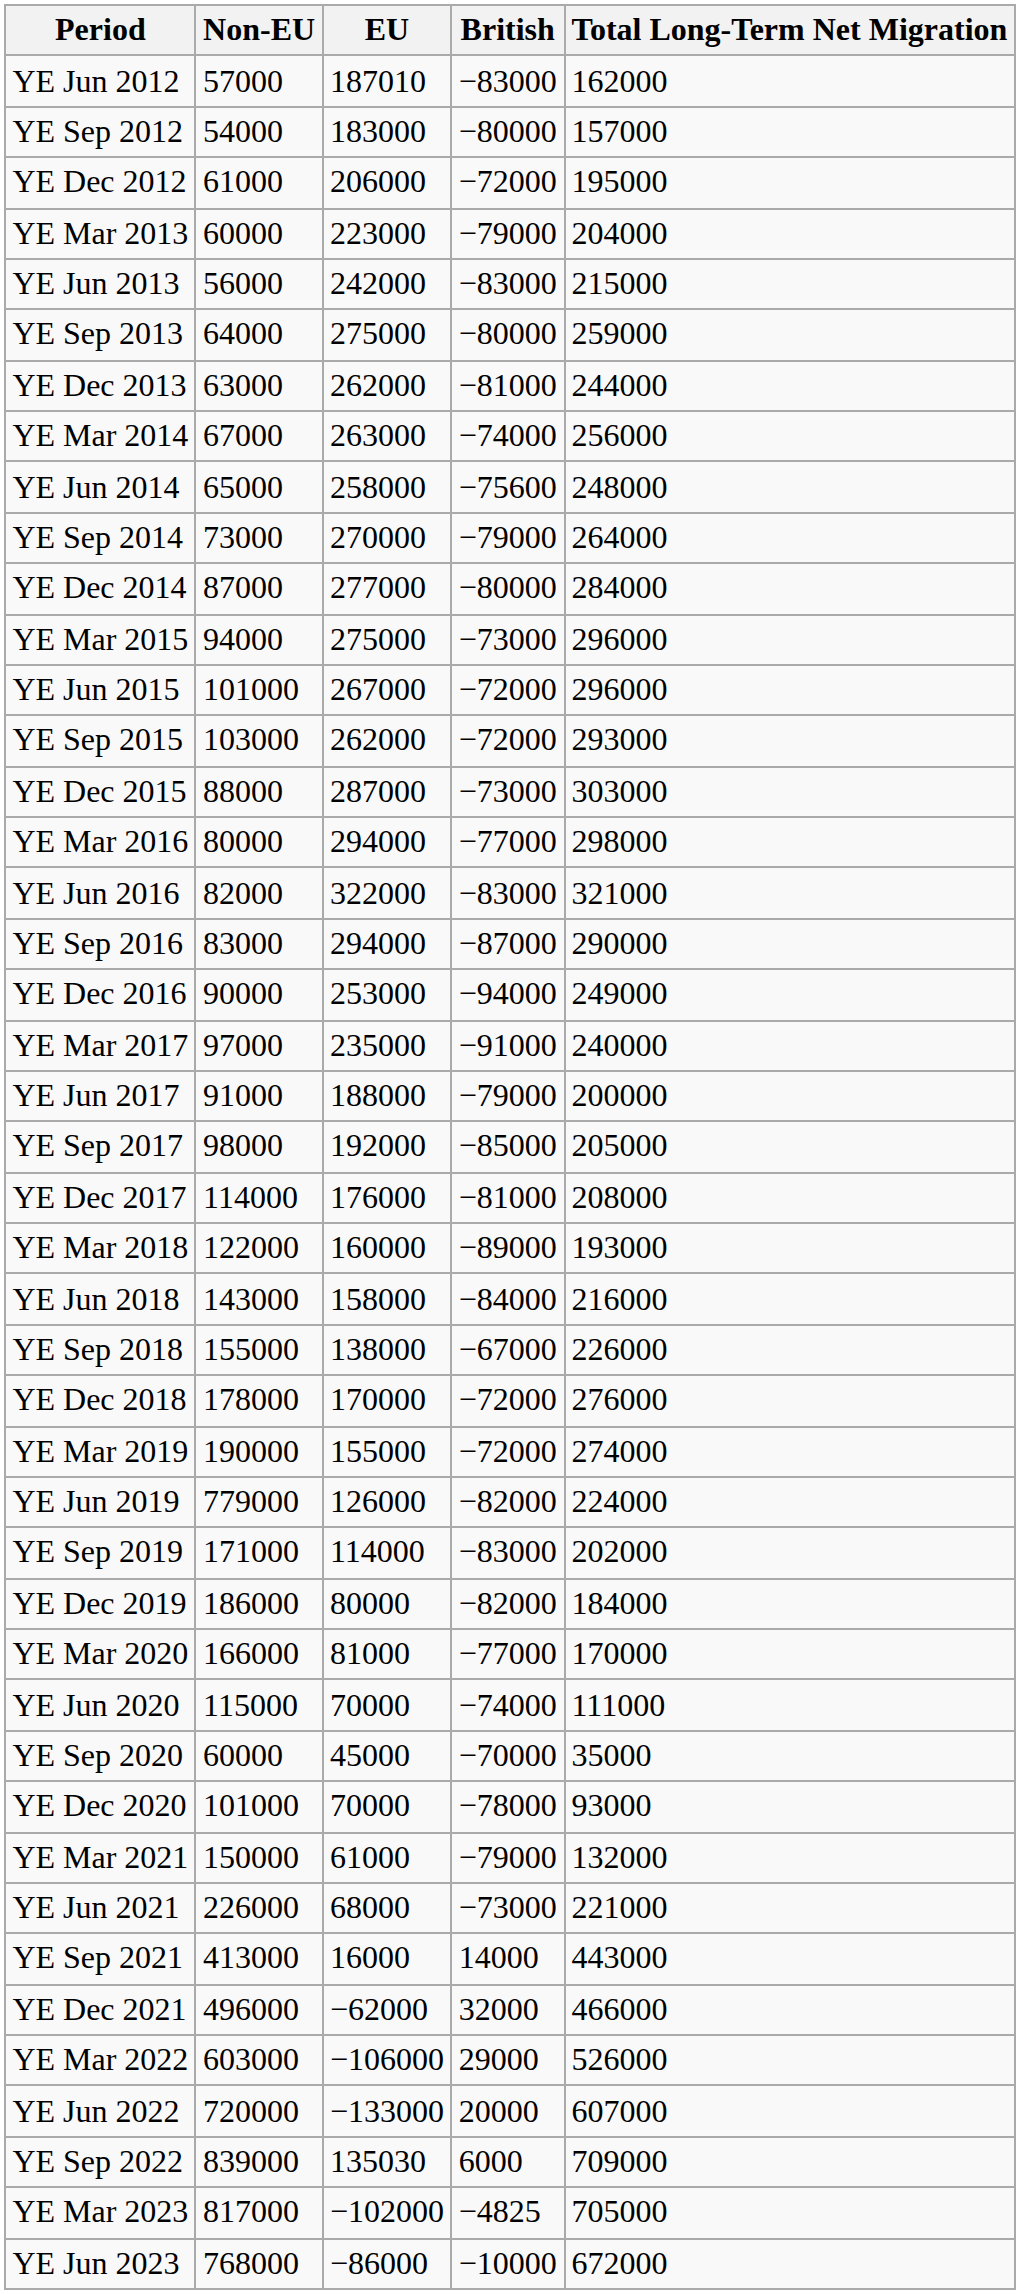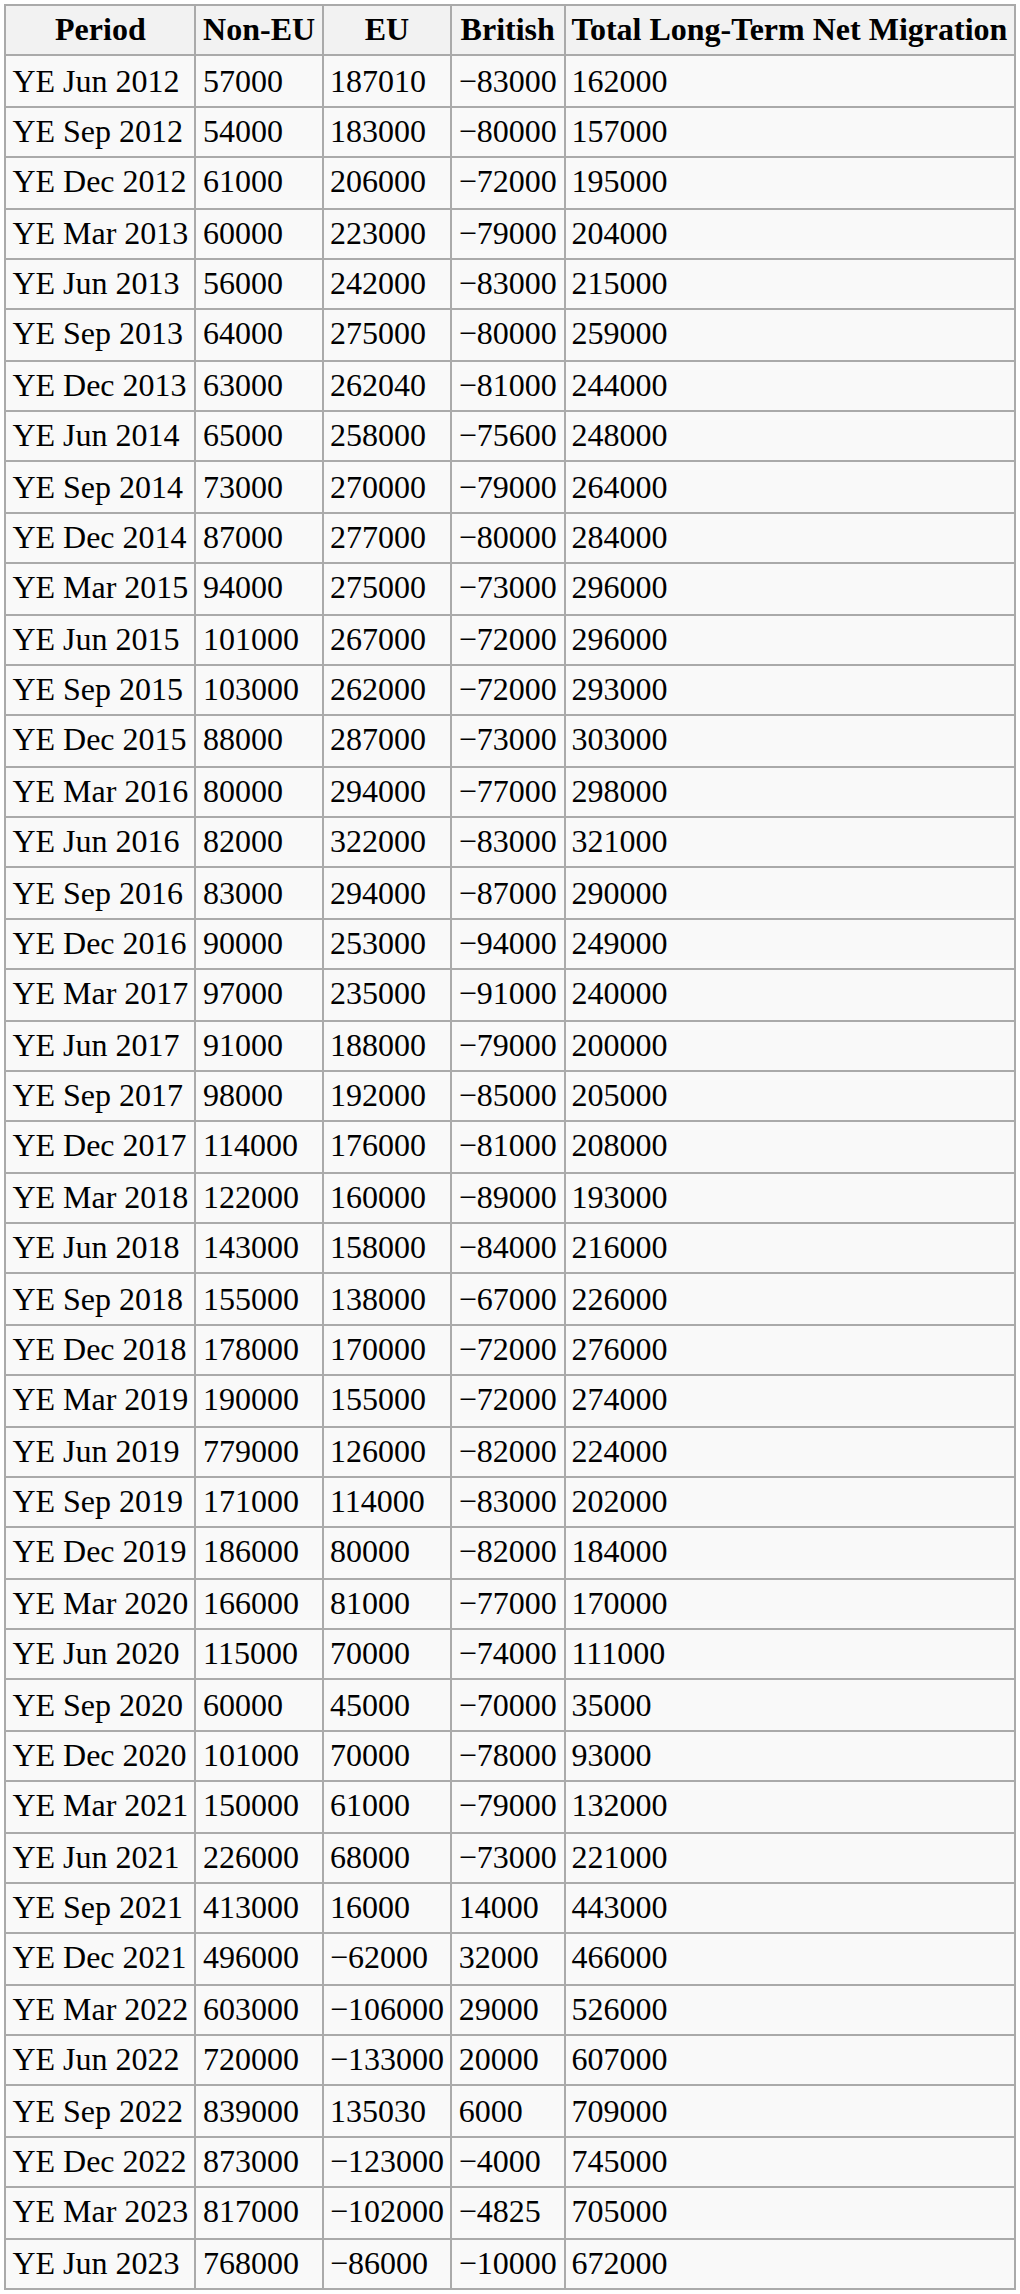(378, 385) 262000 -> (378, 385) 262040
- row: (100, 435)
+ row: (99, 2161)
